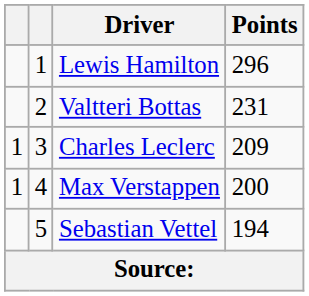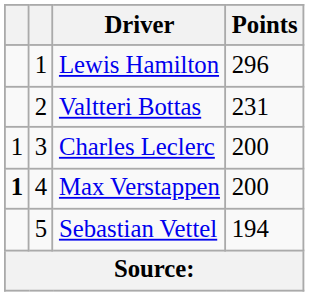(250, 147) 209 -> (250, 147) 200
(17, 187) normal -> (17, 187) bold
